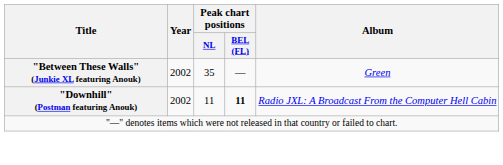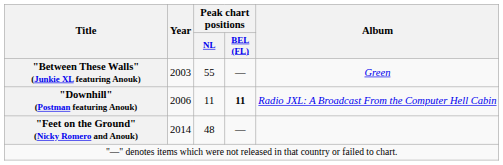(181, 72) 2002 -> (181, 72) 2003
(209, 72) 35 -> (209, 72) 55
(181, 101) 2002 -> (181, 101) 2006
+ row: (86, 130)
